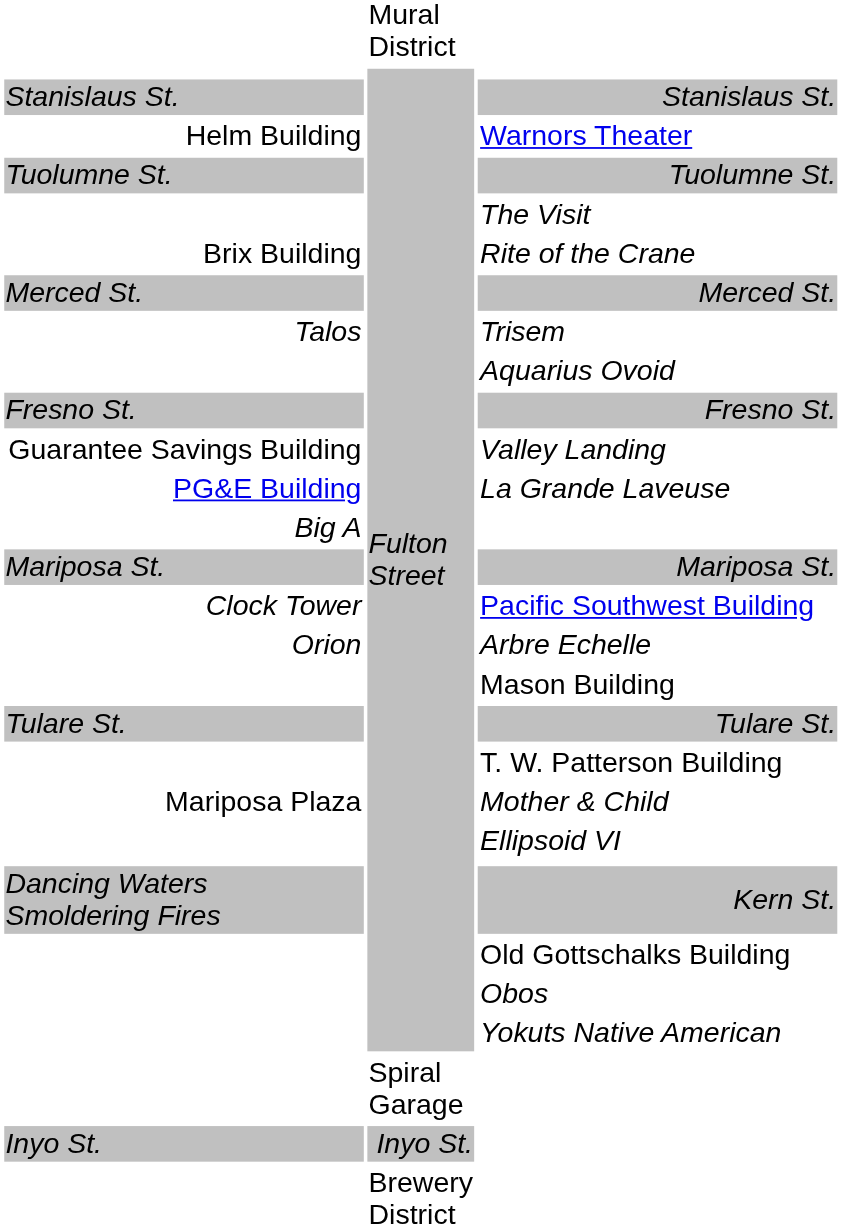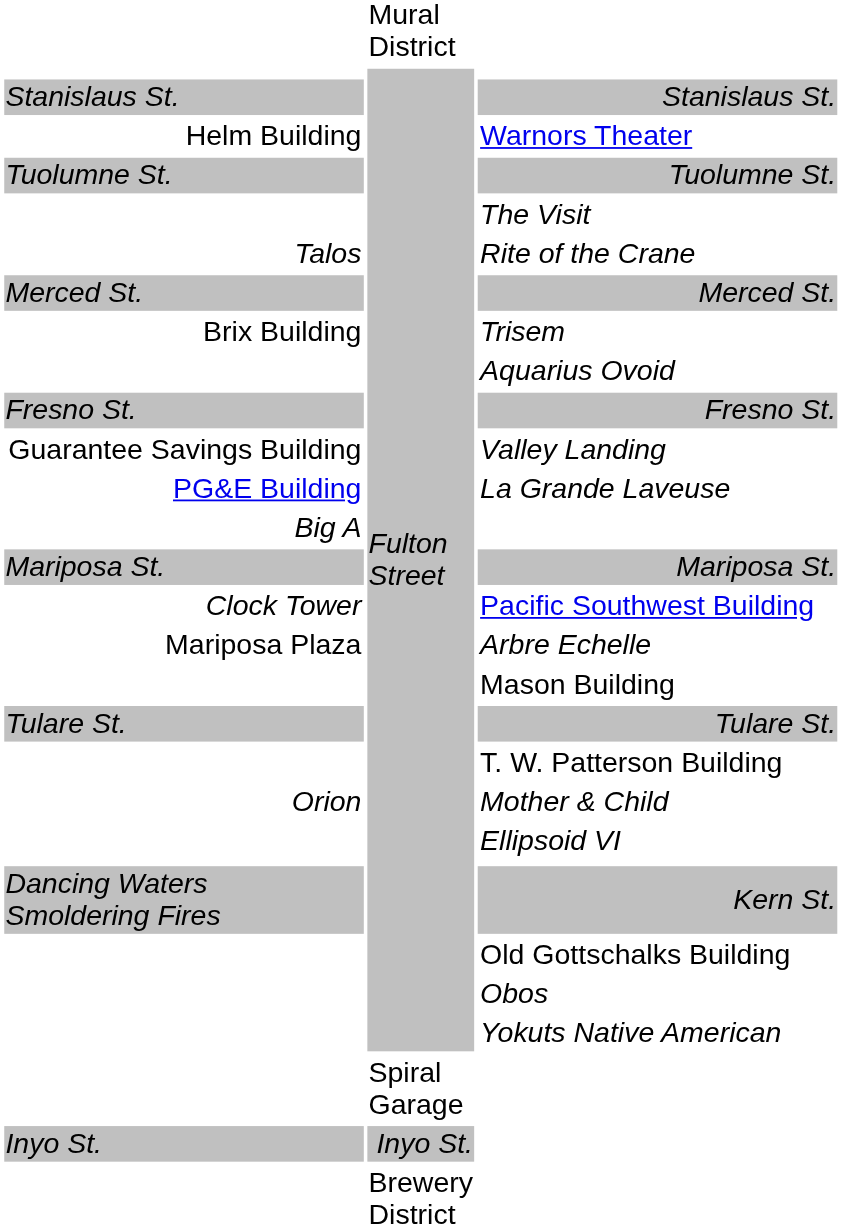(282, 253) Brix Building -> (328, 253) Talos
(328, 331) Talos -> (282, 331) Brix Building
(327, 645) Orion -> (263, 645) Mariposa Plaza
(263, 801) Mariposa Plaza -> (327, 801) Orion
